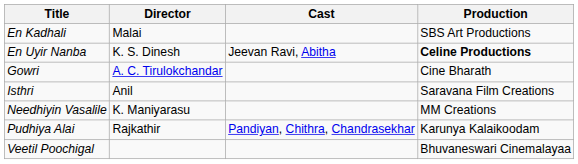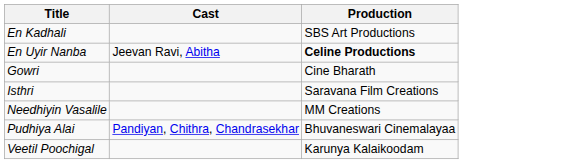- column: (167, 14)
(480, 129) Karunya Kalaikoodam -> (380, 129) Bhuvaneswari Cinemalayaa
(496, 149) Bhuvaneswari Cinemalayaa -> (364, 149) Karunya Kalaikoodam
